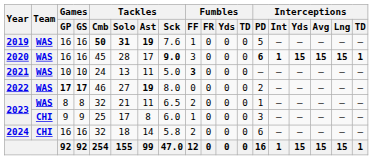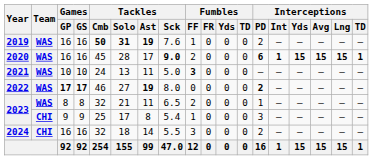(261, 42) 5 -> (261, 42) 2
(193, 57) 3 -> (193, 57) 2
(261, 87) normal -> (261, 87) bold
(172, 117) 6.0 -> (172, 117) 5.4
(172, 132) 5.8 -> (172, 132) 5.5
(193, 132) 2 -> (193, 132) 3
(261, 132) 6 -> (261, 132) 2
